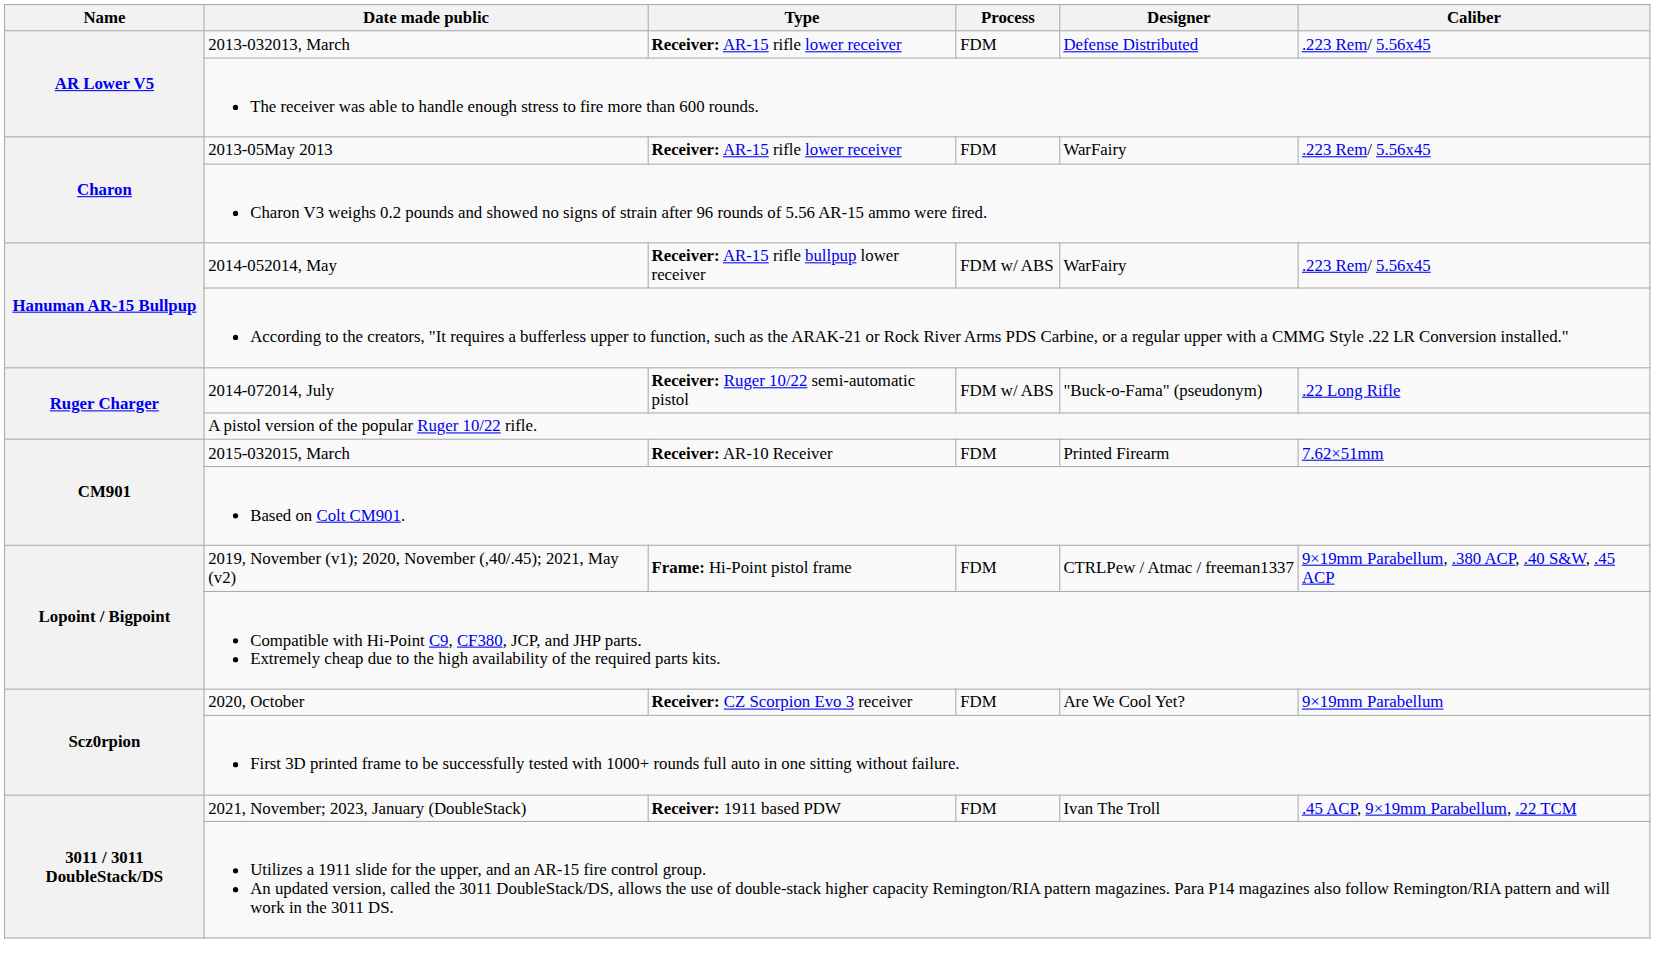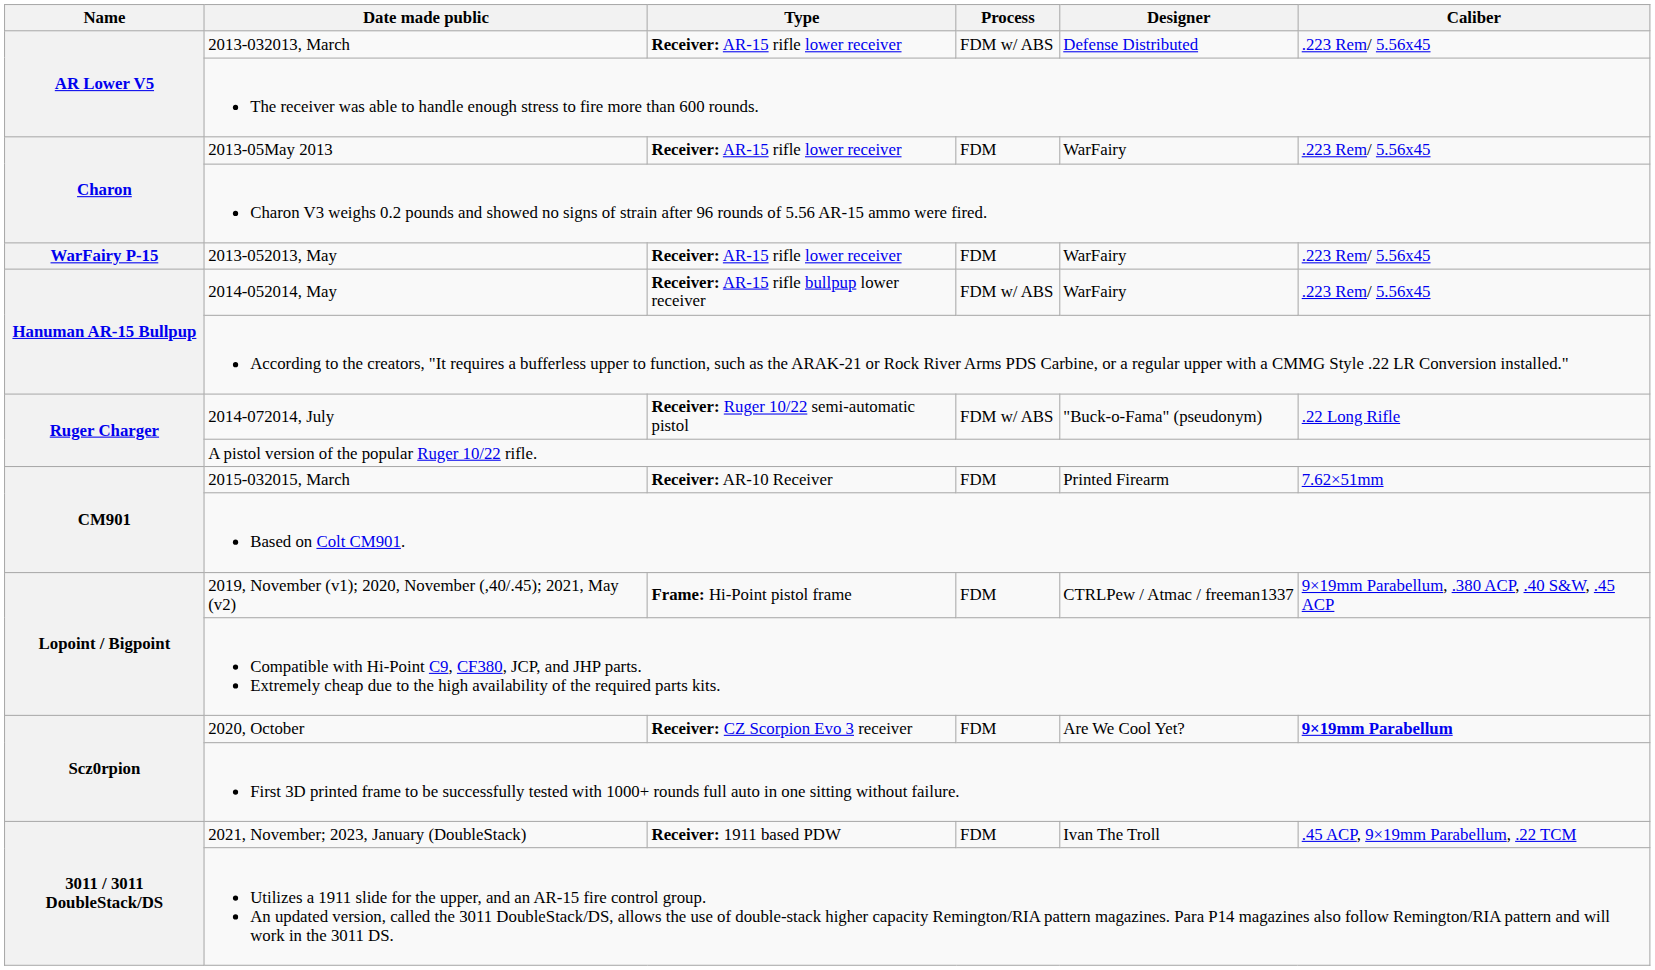(978, 44) FDM -> (1007, 44) FDM w/ ABS
+ row: (273, 256)
(1373, 702) normal -> (1377, 728) bold
